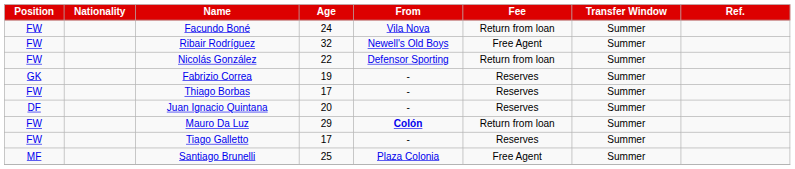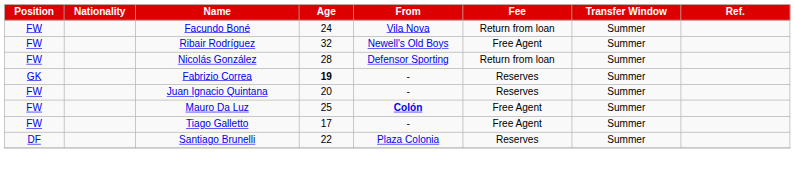(326, 60) 22 -> (326, 60) 28
(326, 76) normal -> (326, 76) bold
- row: (217, 92)
(34, 108) DF -> (34, 92) FW
(326, 124) 29 -> (326, 108) 25
(517, 124) Return from loan -> (517, 108) Free Agent
(517, 140) Reserves -> (517, 124) Free Agent
(34, 156) MF -> (34, 140) DF
(326, 156) 25 -> (326, 140) 22
(517, 156) Free Agent -> (517, 140) Reserves
